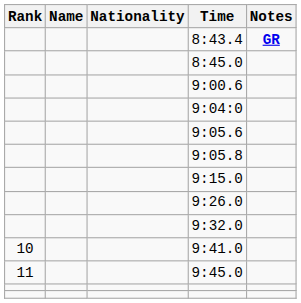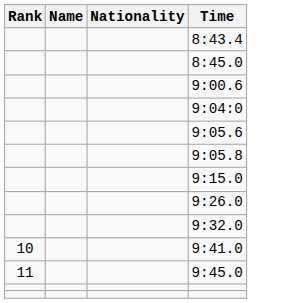- column: (271, 16)
